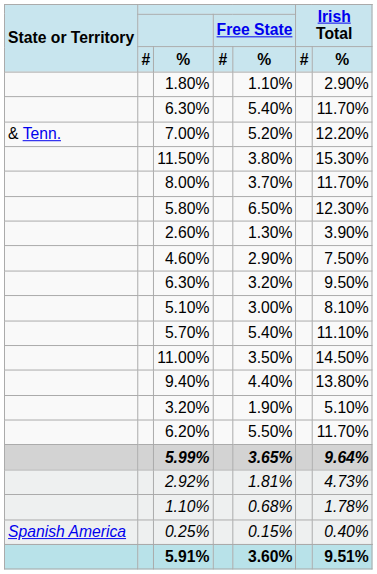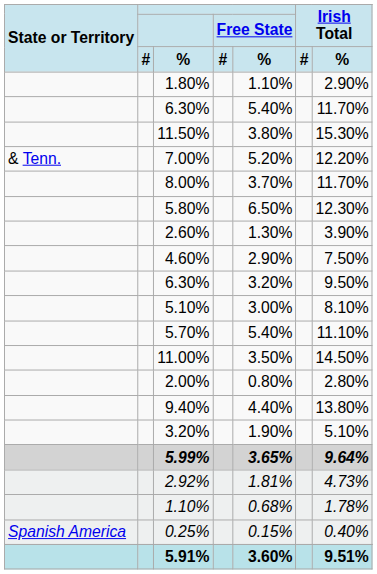rows swapped: (71, 159) <-> (35, 134)
+ row: (71, 383)
- row: (71, 432)
